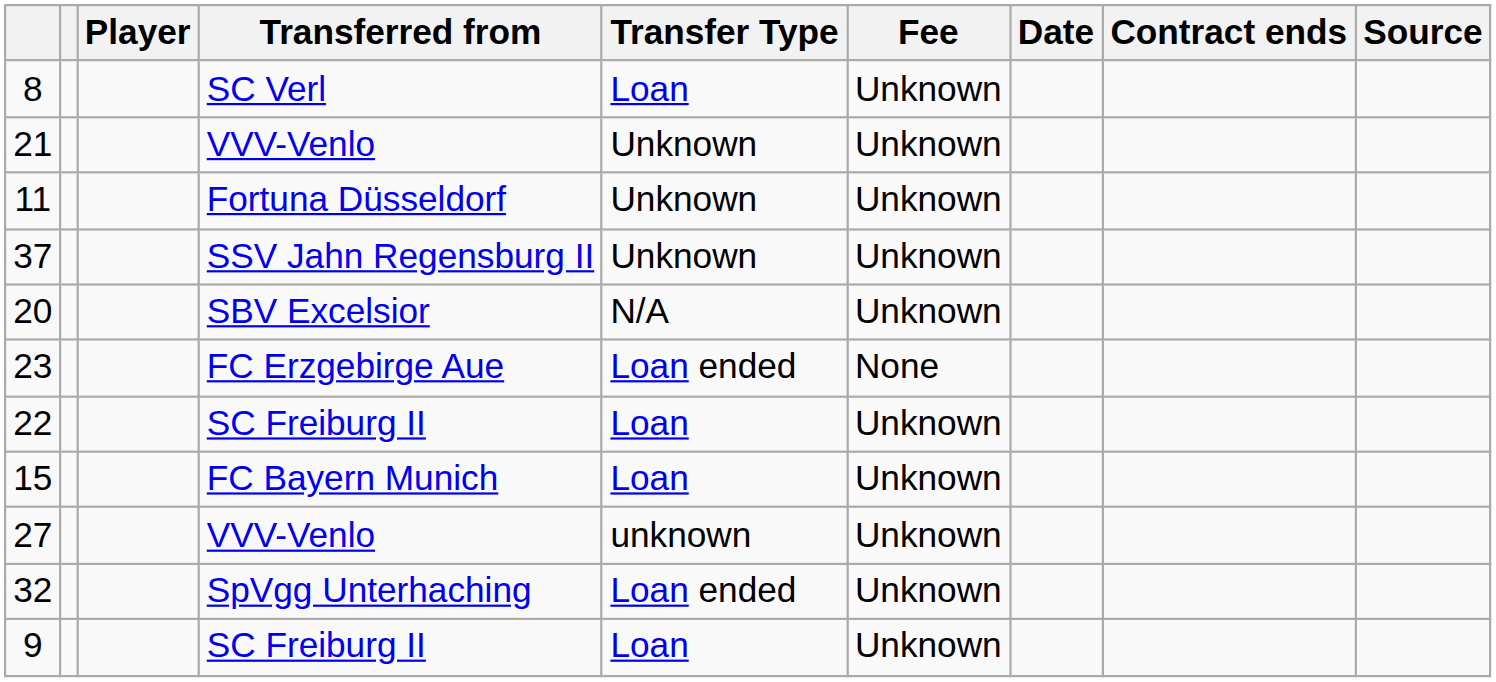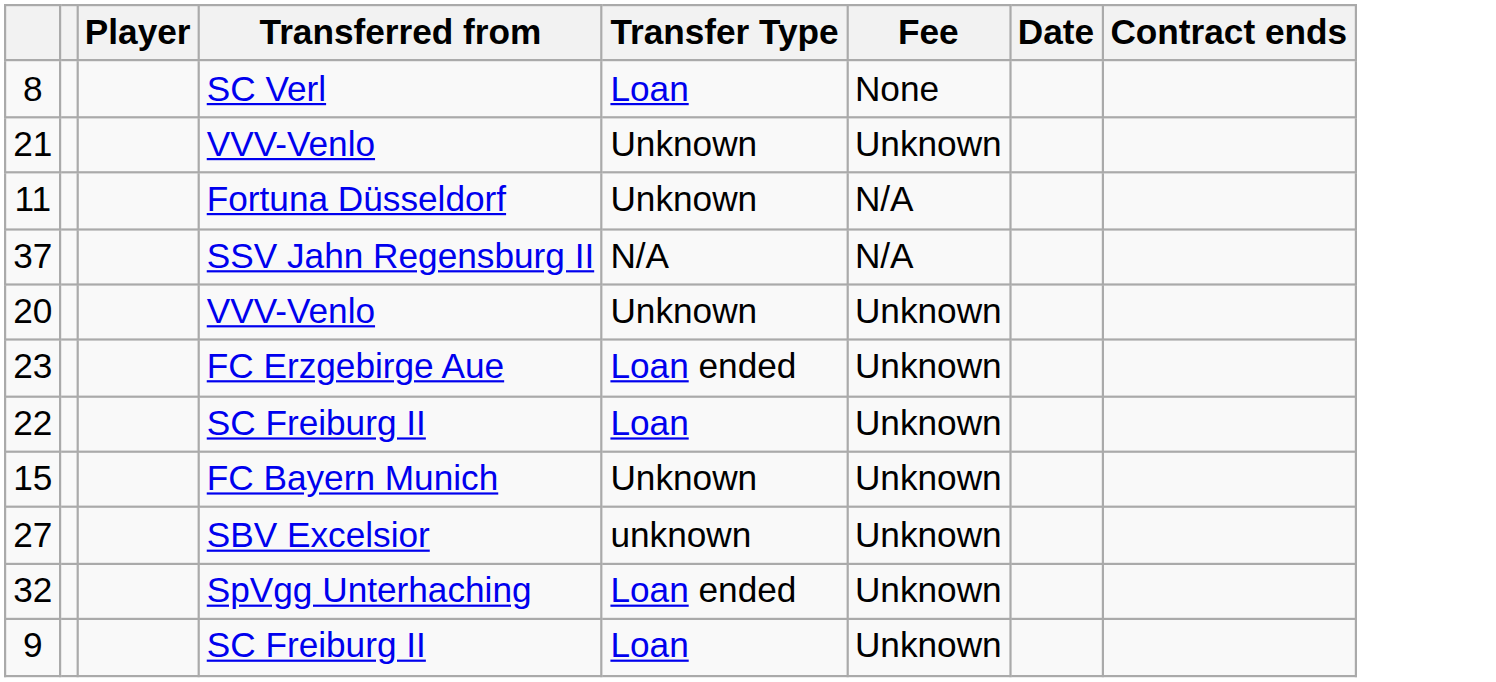- column: (1423, 32)
(928, 88) Unknown -> (897, 88) None
(928, 199) Unknown -> (884, 199) N/A
(684, 255) Unknown -> (640, 255) N/A
(928, 255) Unknown -> (884, 255) N/A
(318, 311) SBV Excelsior -> (291, 311) VVV-Venlo
(640, 311) N/A -> (684, 311) Unknown
(897, 367) None -> (928, 367) Unknown
(650, 479) Loan -> (684, 479) Unknown
(291, 534) VVV-Venlo -> (318, 534) SBV Excelsior
